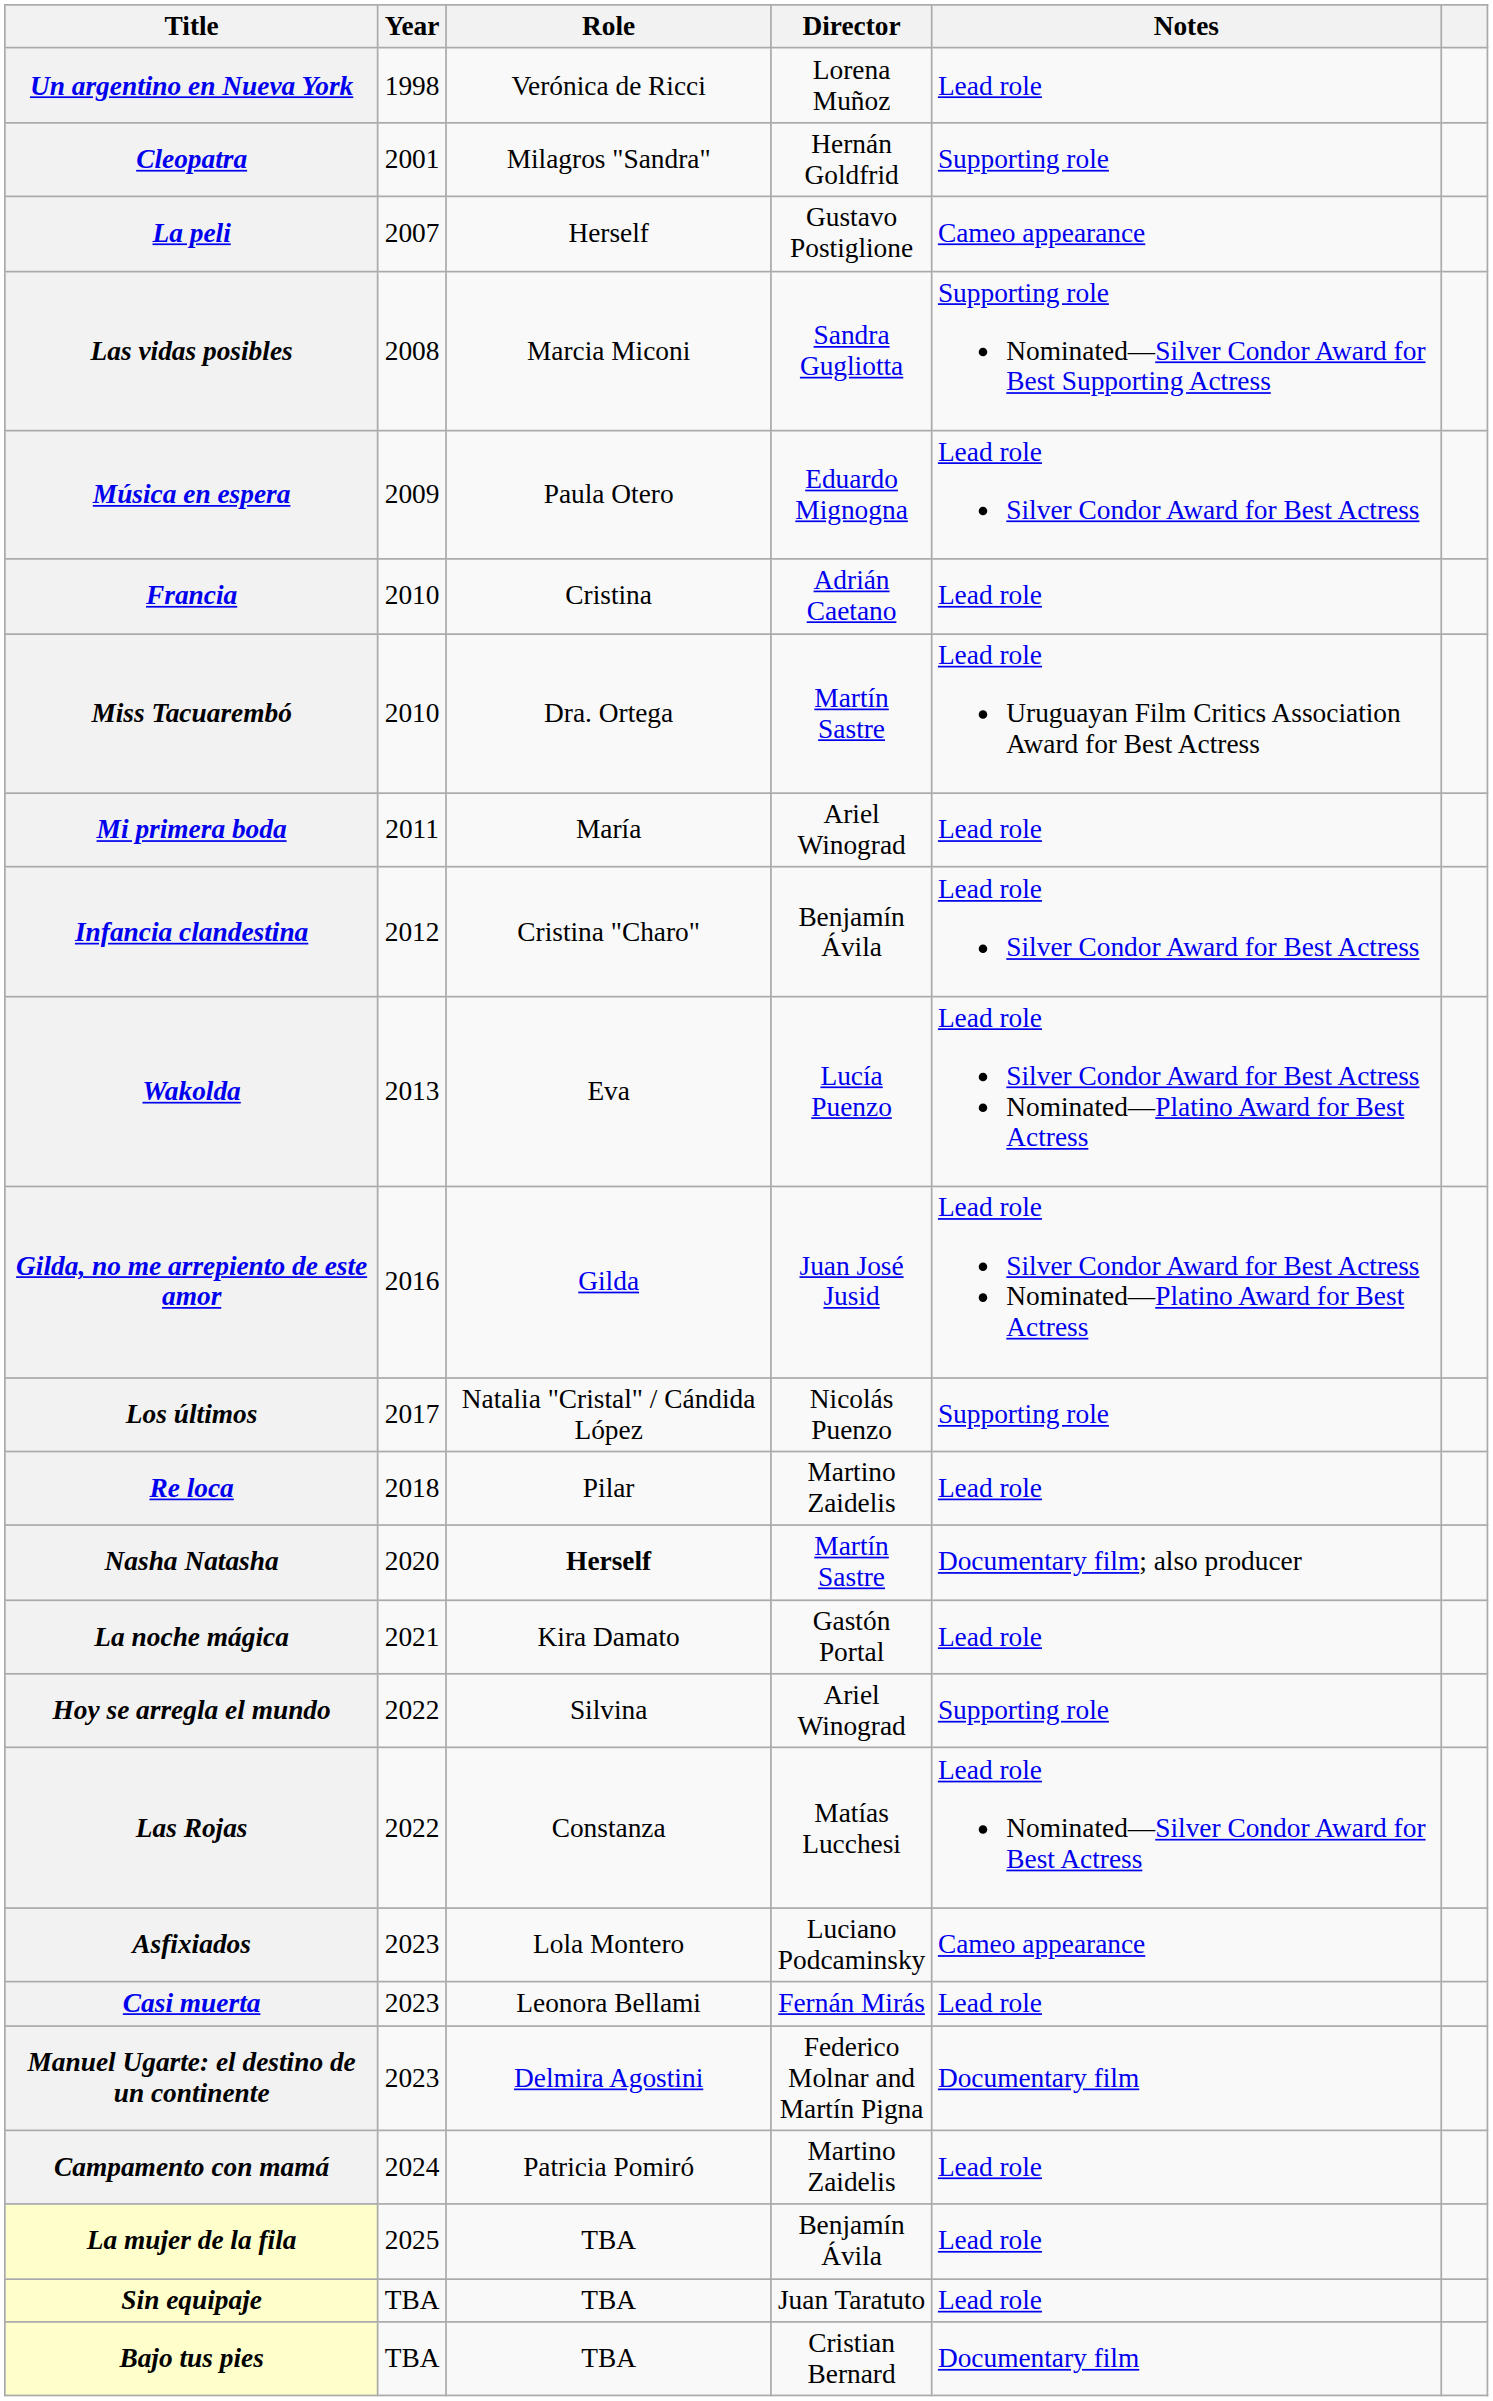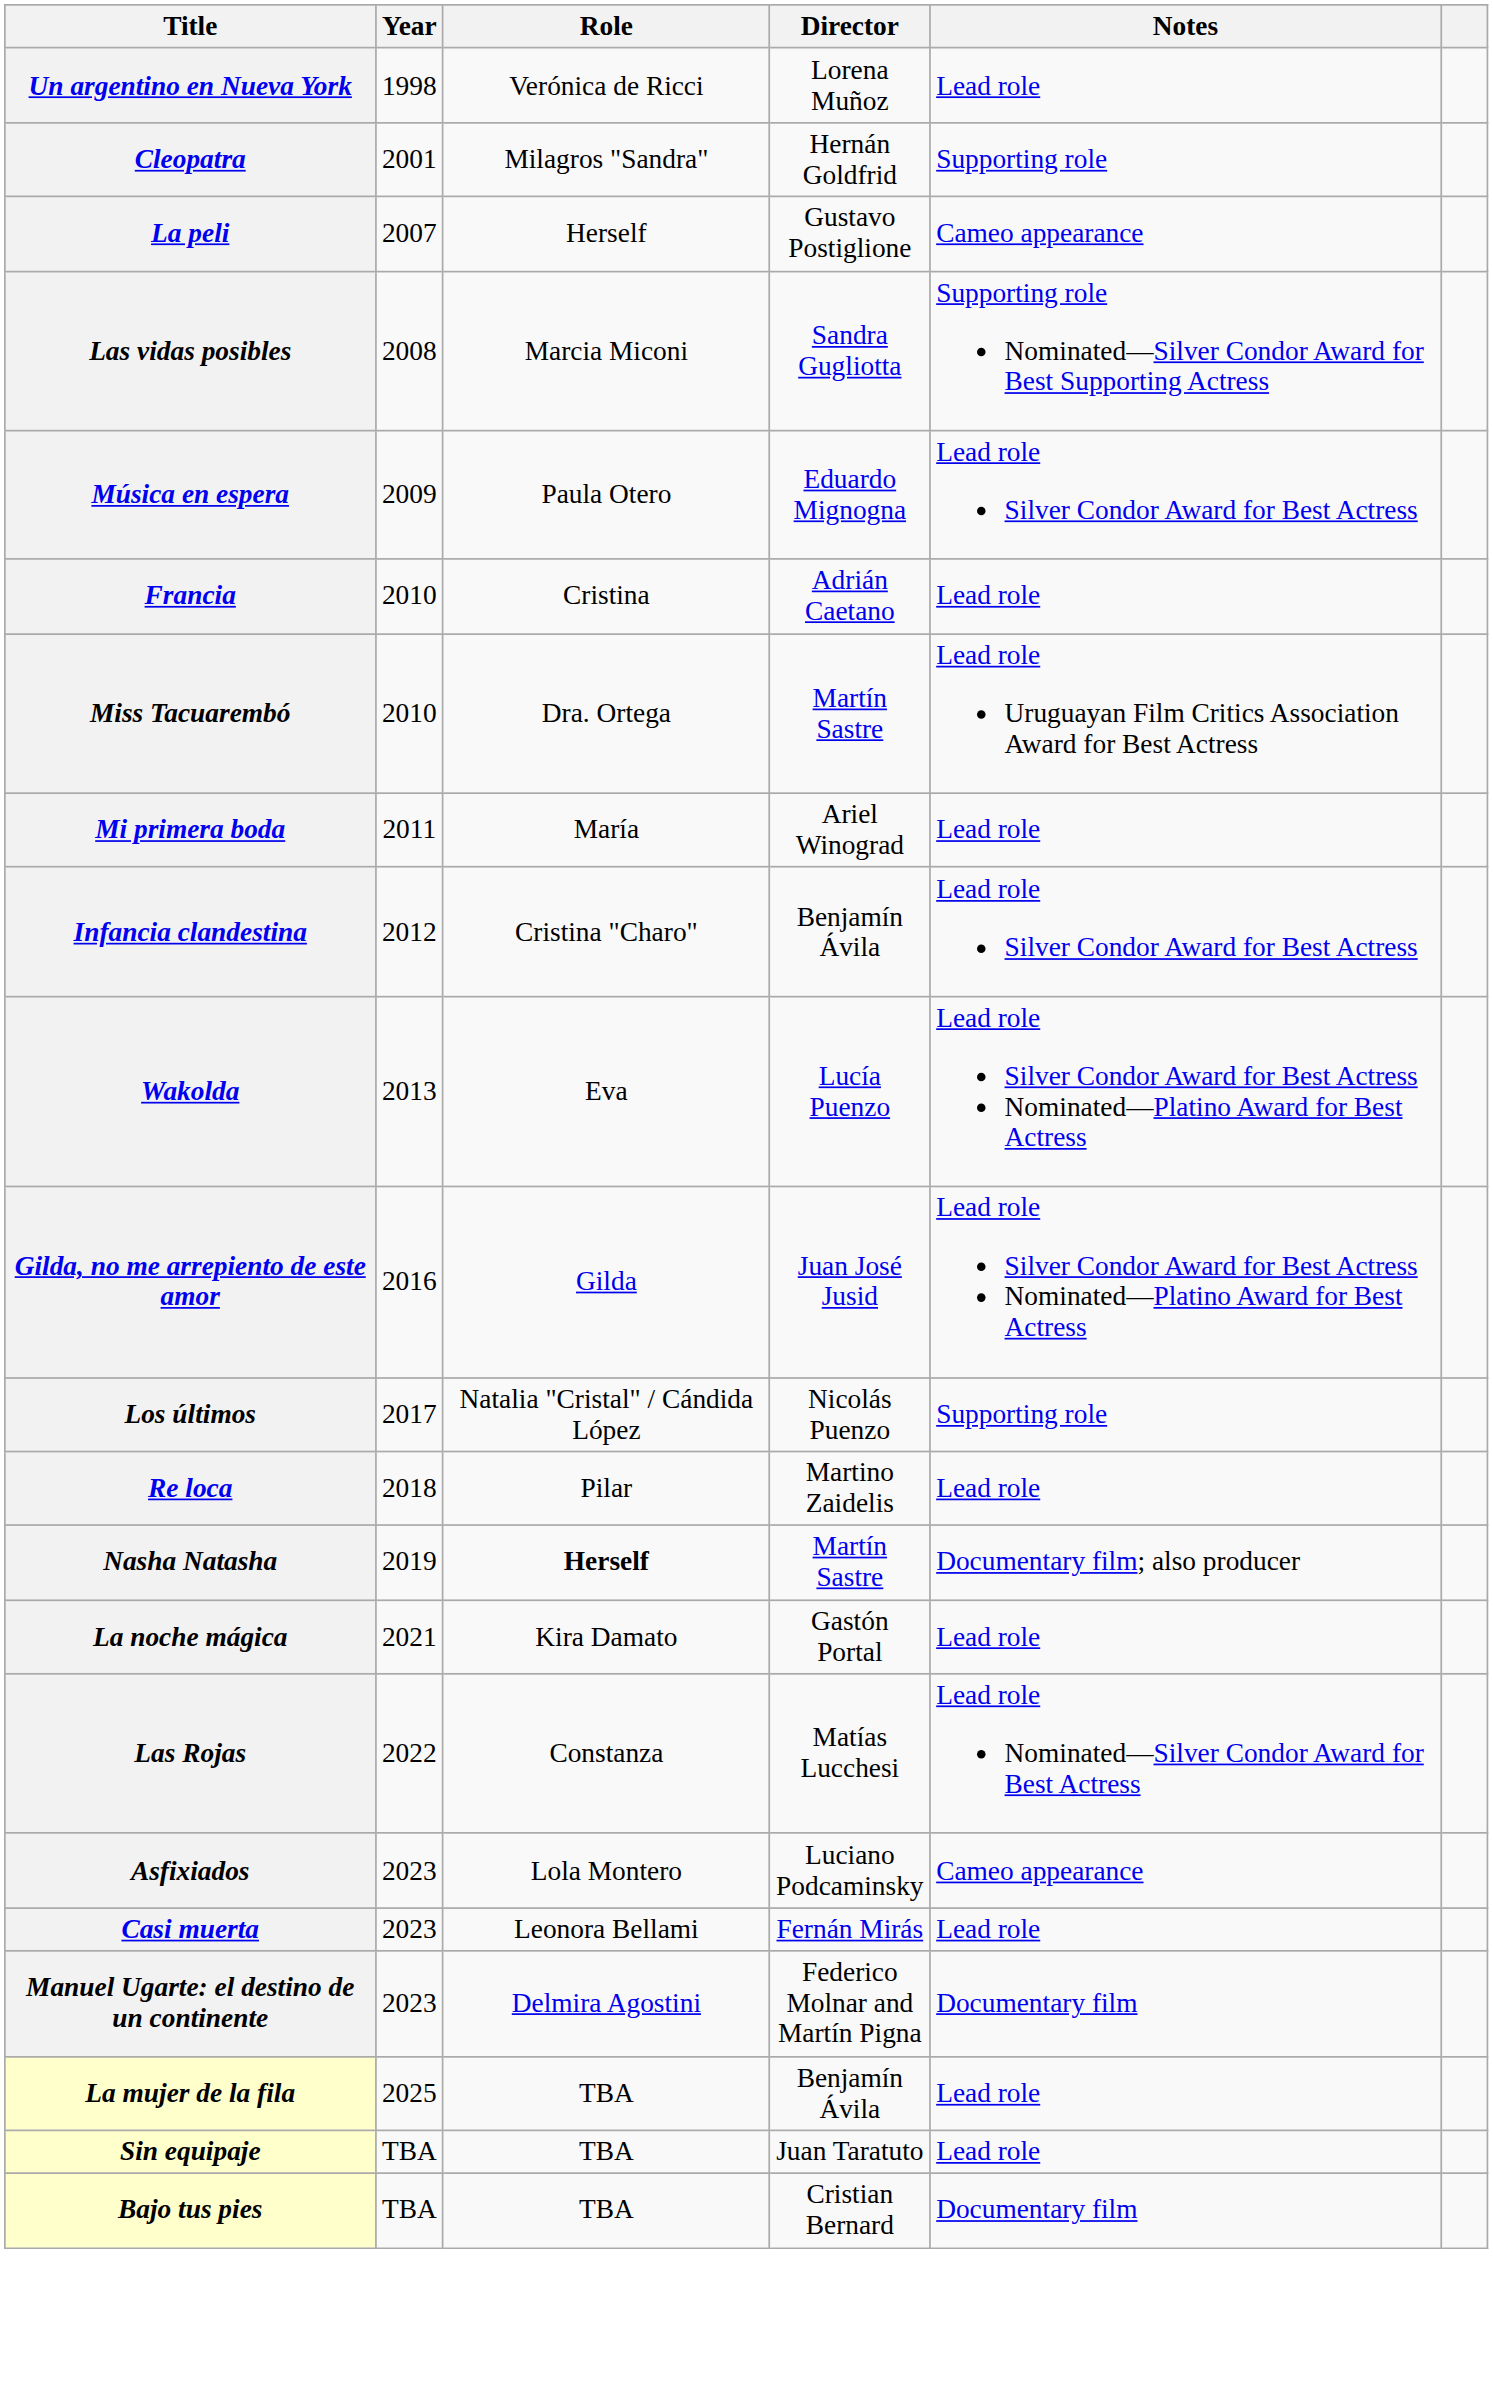(412, 1562) 2020 -> (409, 1562) 2019
- row: (192, 1710)
- row: (192, 2166)
